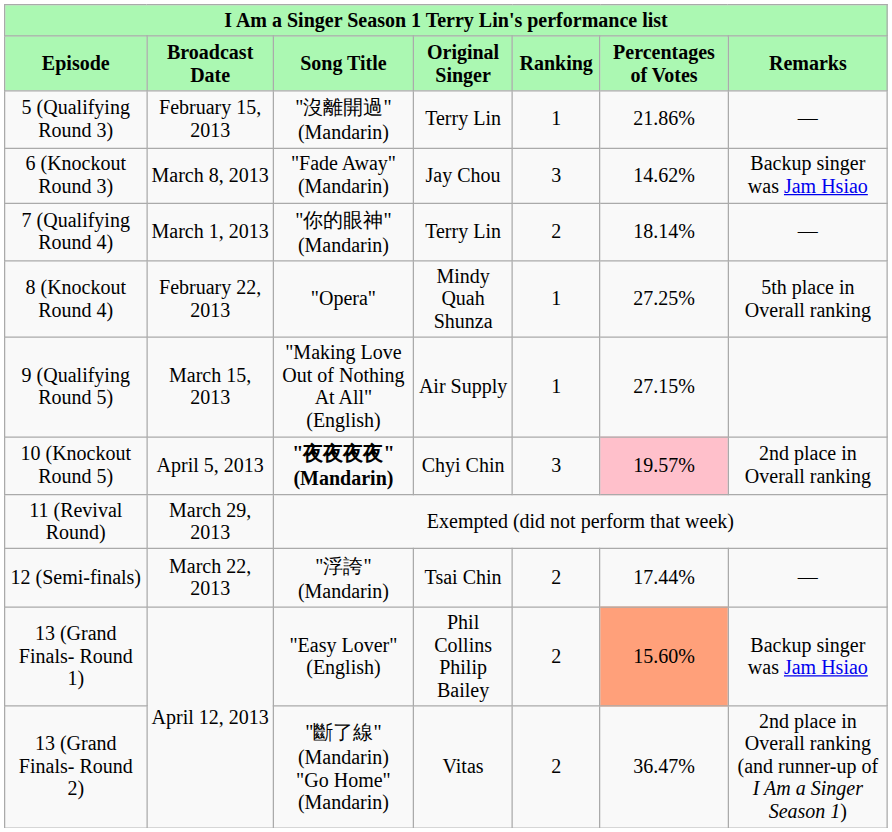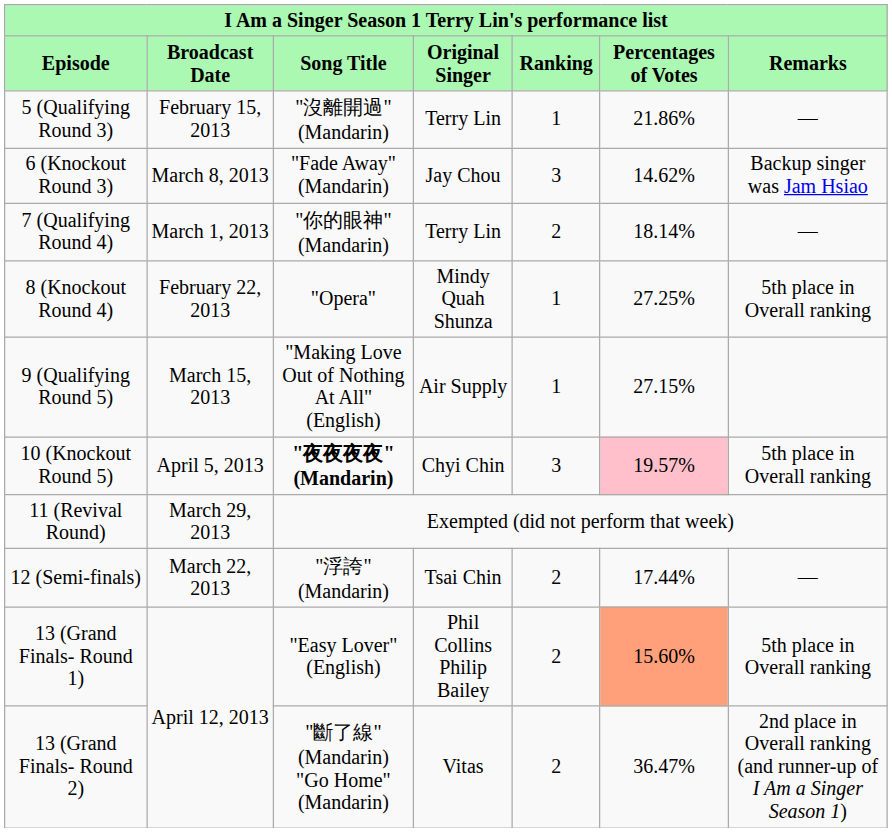(808, 465) 2nd place in Overall ranking -> (808, 465) 5th place in Overall ranking
(808, 656) Backup singer was Jam Hsiao -> (808, 656) 5th place in Overall ranking
